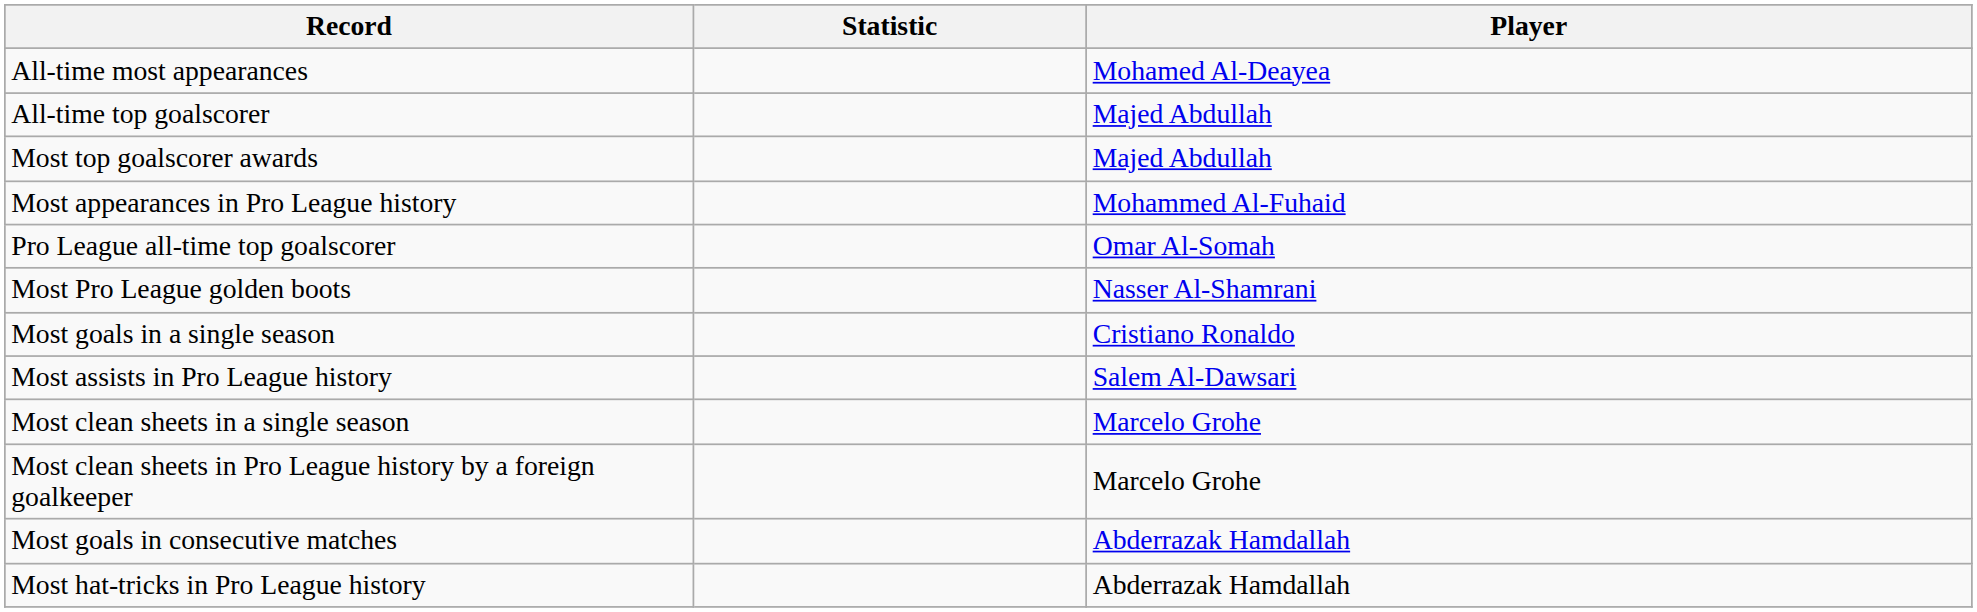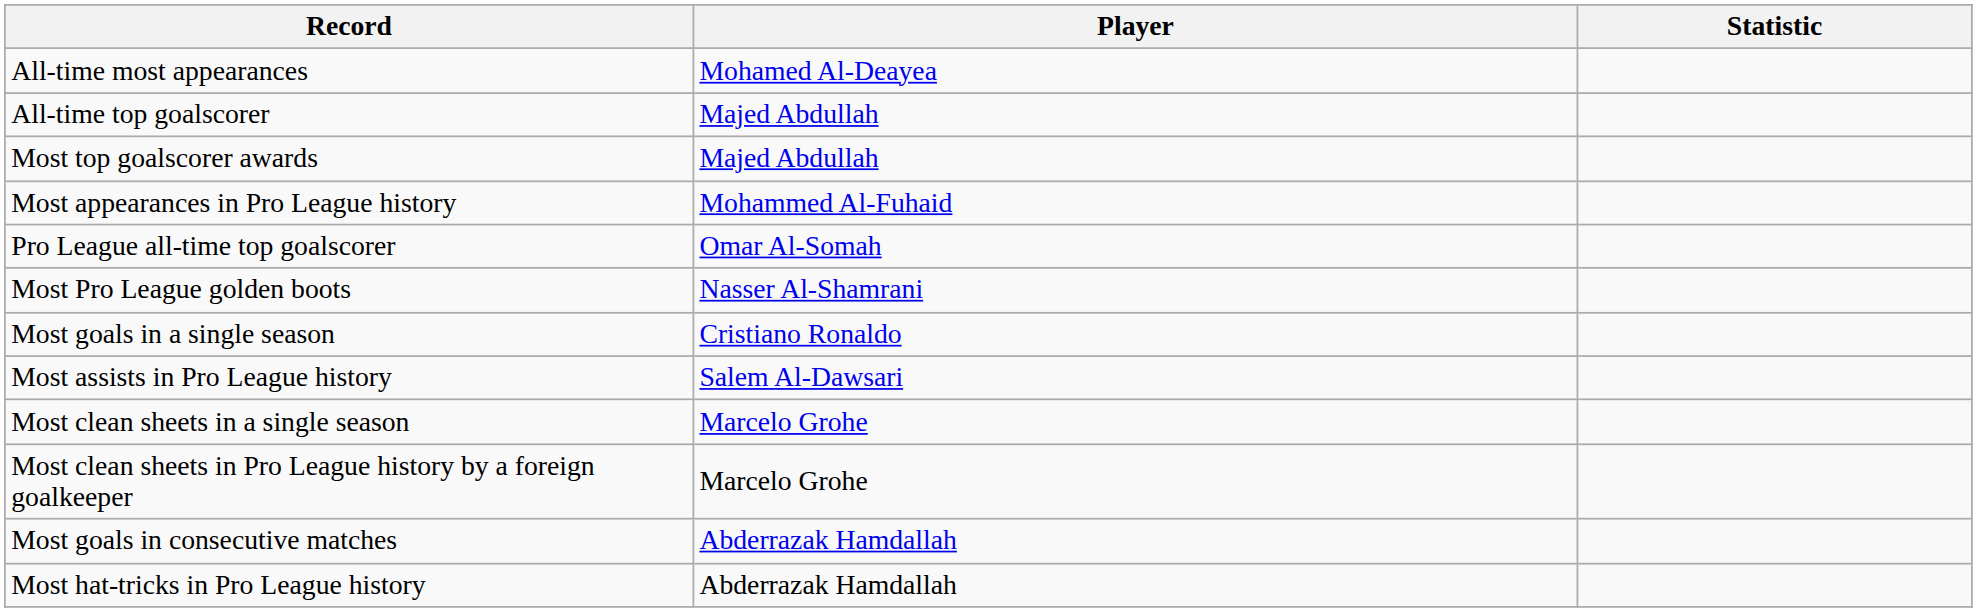columns swapped: (1529, 26) <-> (890, 26)
